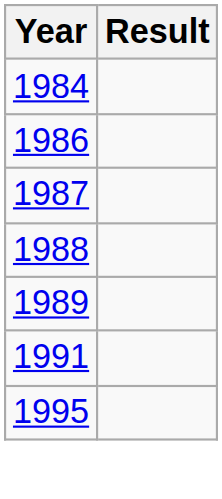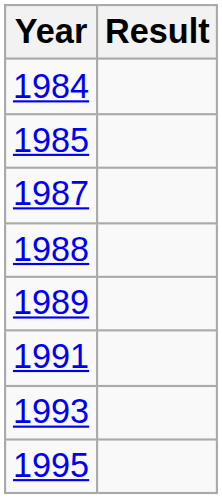+ row: (51, 140)
- row: (51, 140)
+ row: (51, 411)
